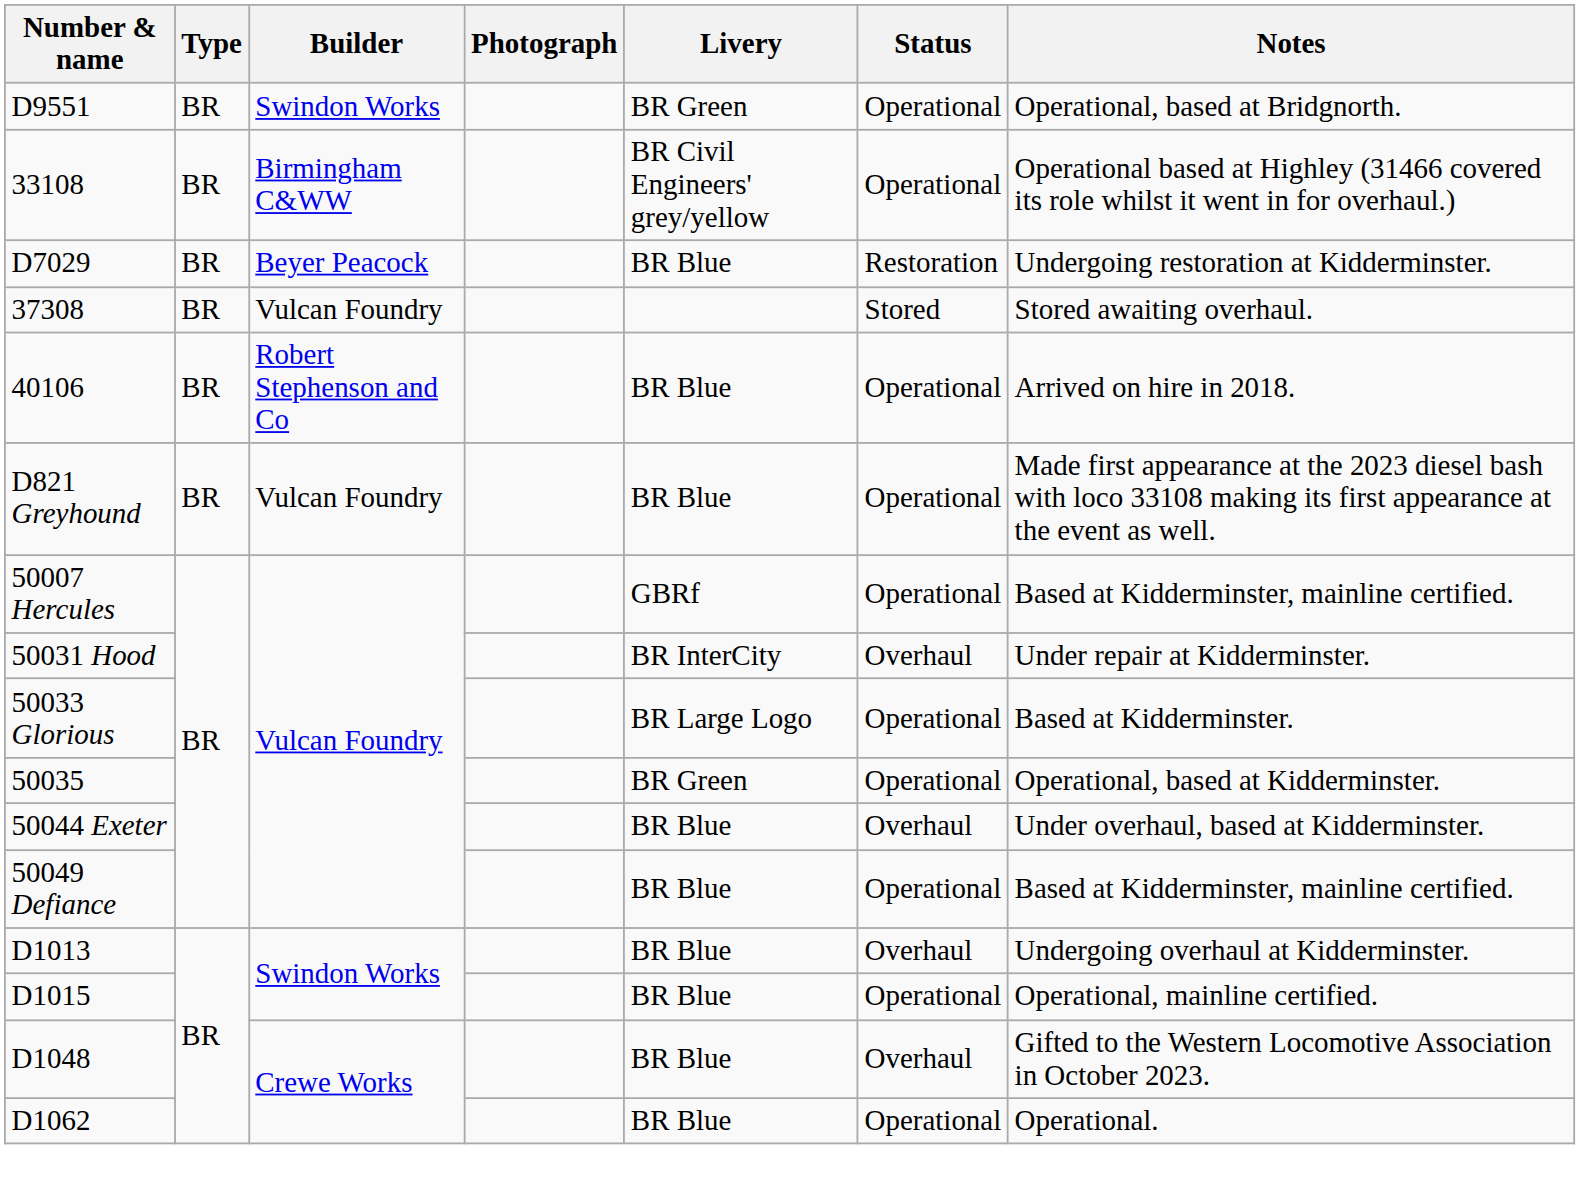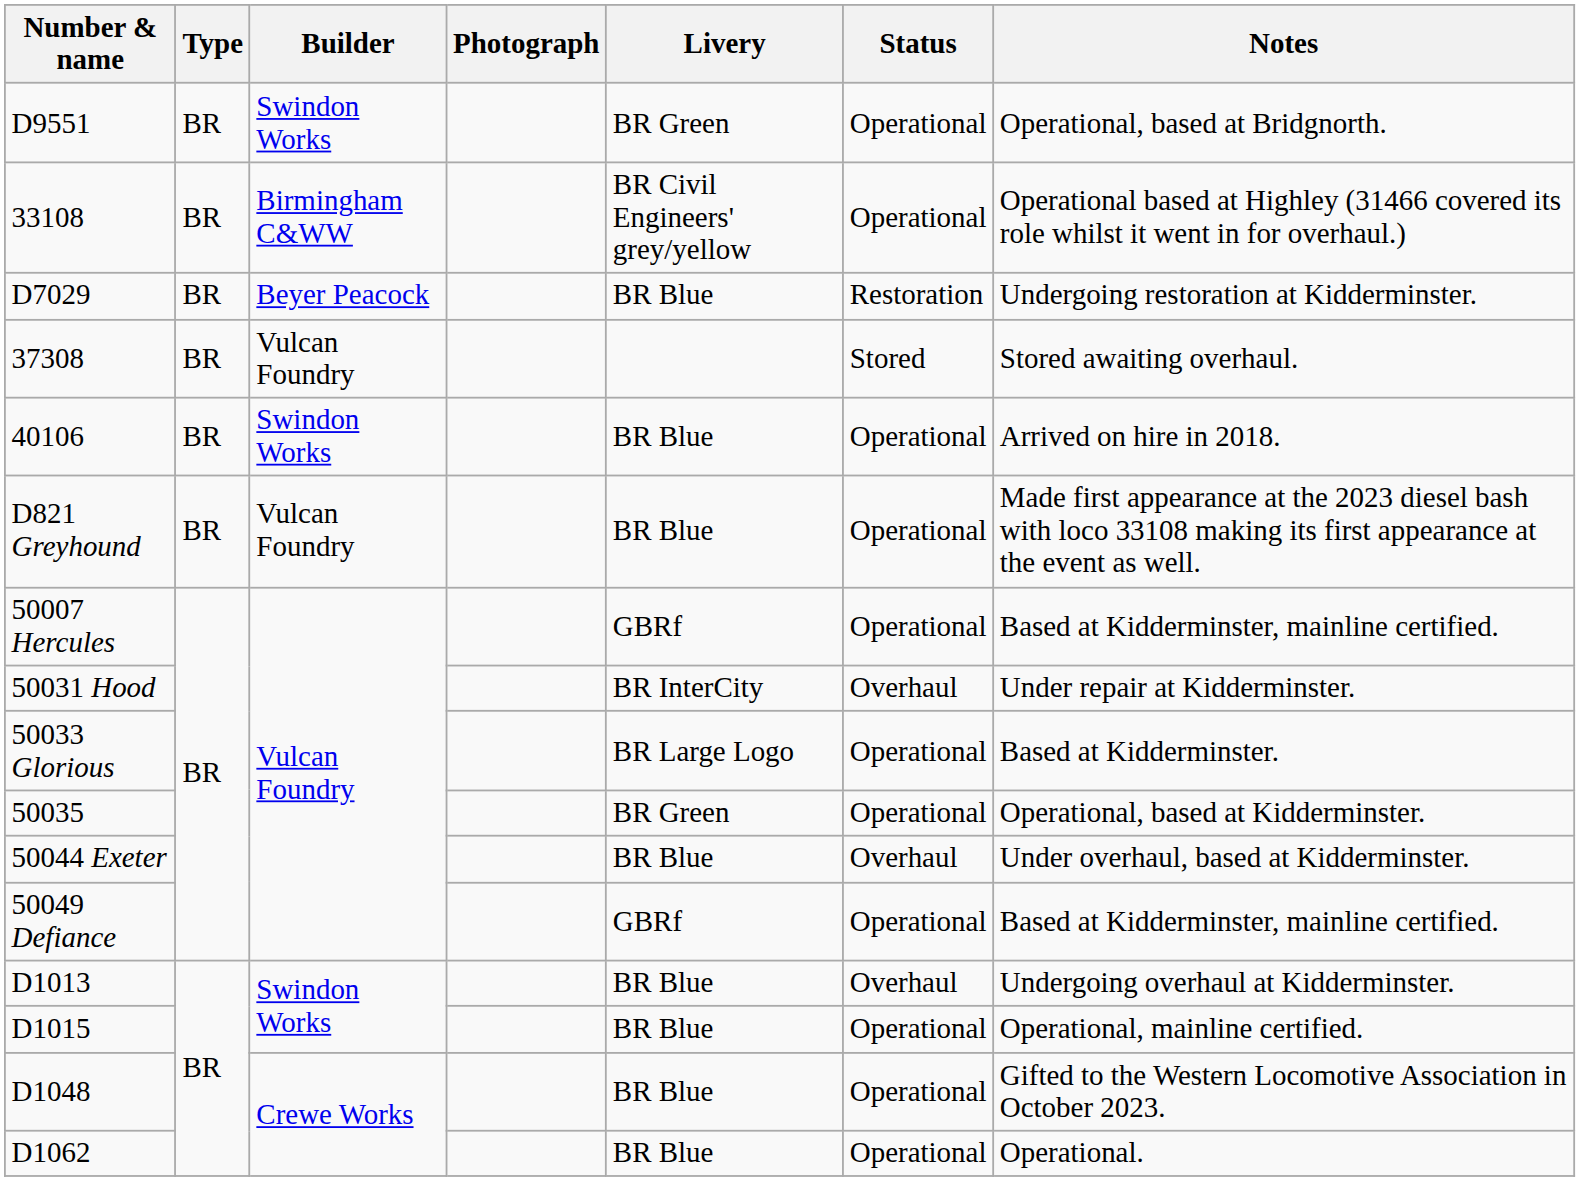(347, 387) Robert Stephenson and Co -> (308, 436) Swindon Works
(681, 888) BR Blue -> (647, 920) GBRf
(918, 1058) Overhaul -> (918, 1091) Operational
